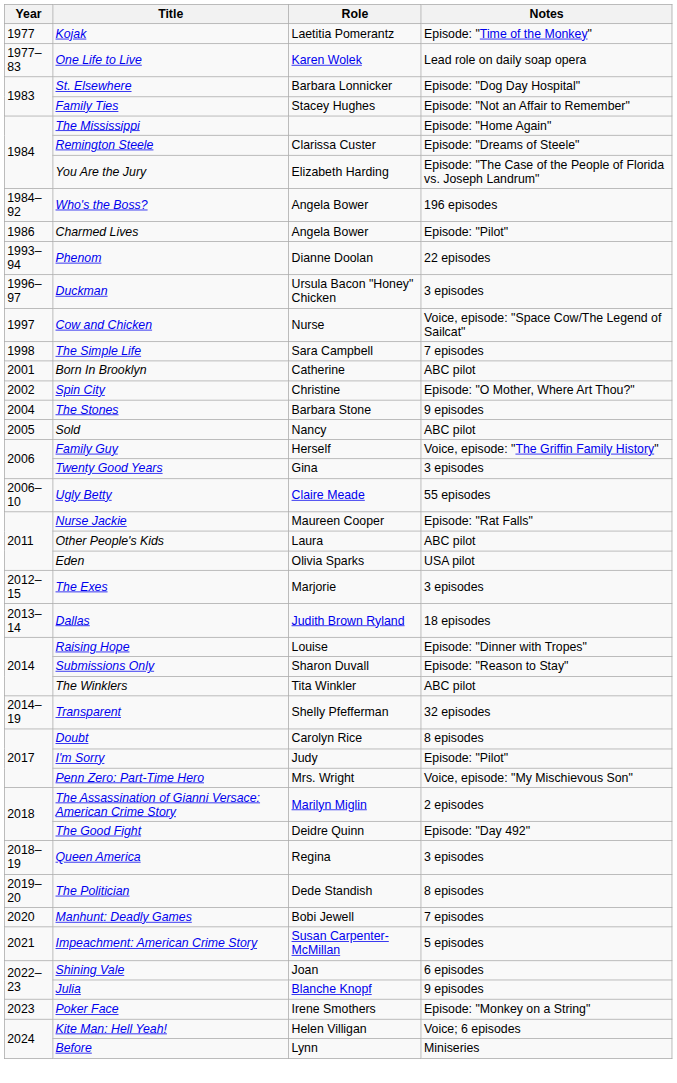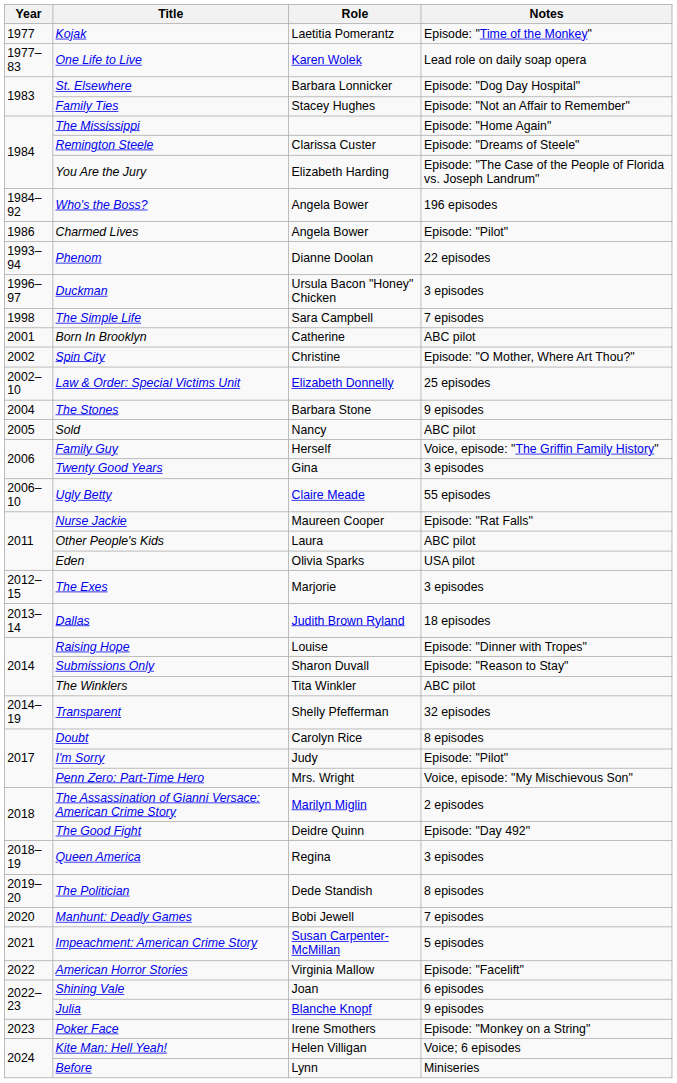- row: (104, 324)
+ row: (148, 383)
+ row: (122, 970)
